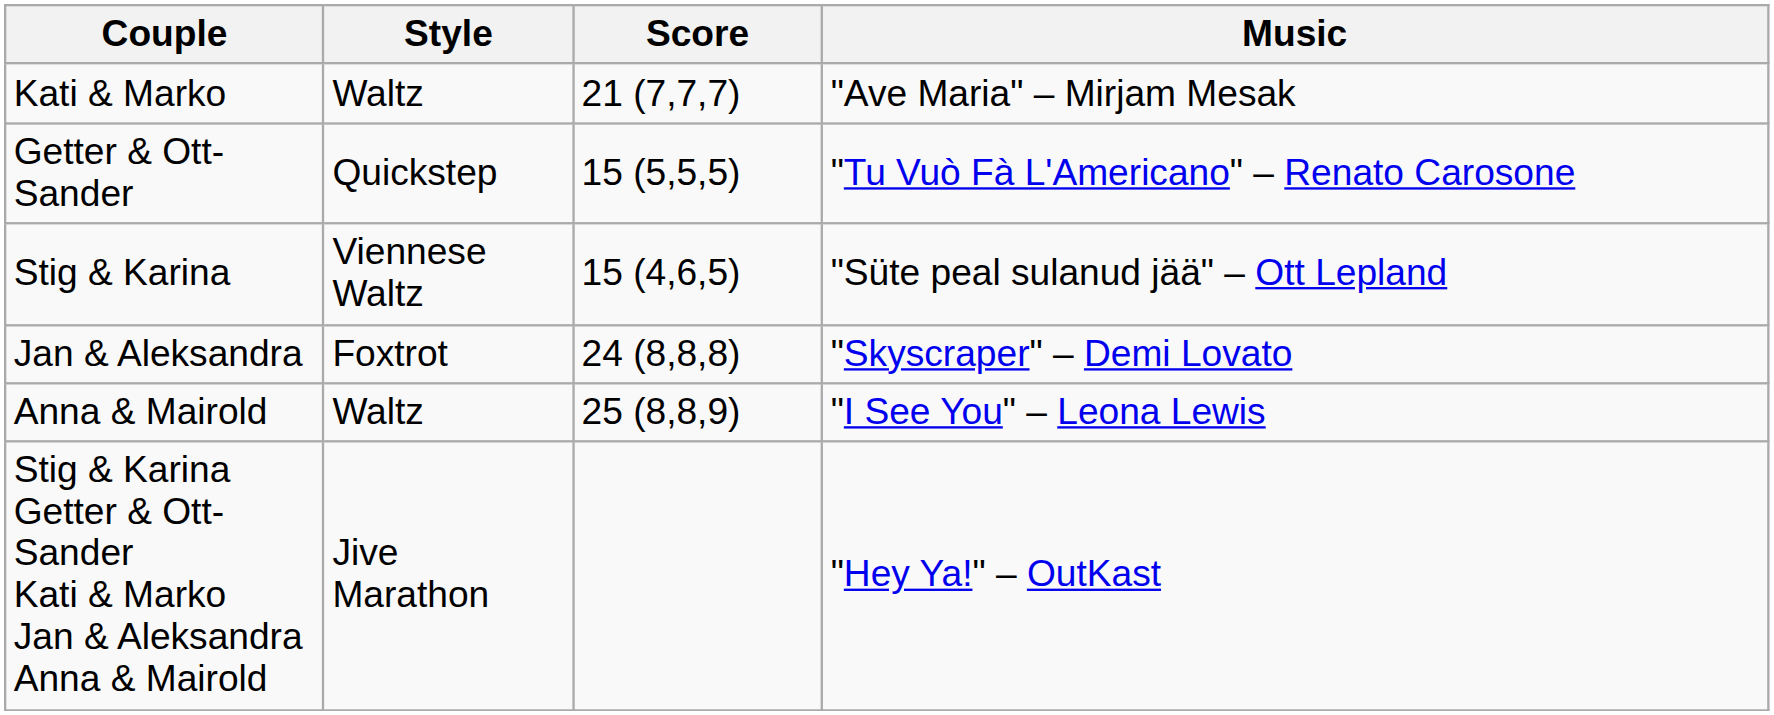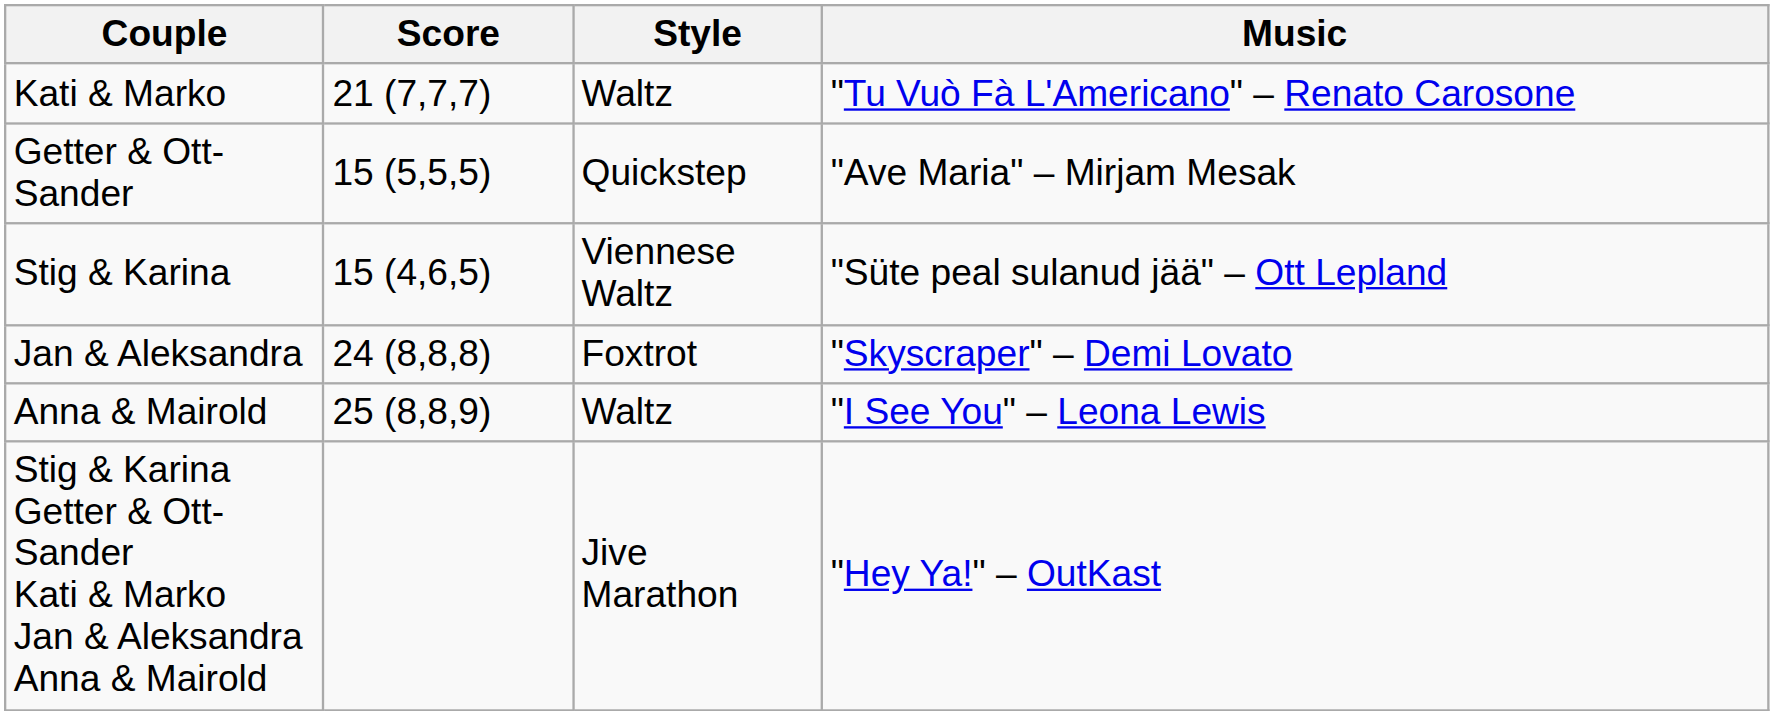columns swapped: (698, 33) <-> (448, 33)
(1063, 92) "Ave Maria" – Mirjam Mesak -> (1203, 92) "Tu Vuò Fà L'Americano" – Renato Carosone
(1203, 172) "Tu Vuò Fà L'Americano" – Renato Carosone -> (1063, 172) "Ave Maria" – Mirjam Mesak
